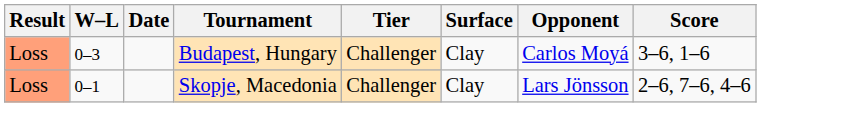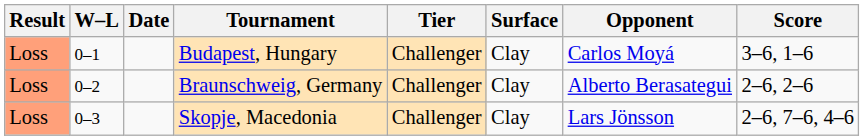(87, 54) 0–3 -> (87, 54) 0–1
+ row: (281, 85)
(87, 86) 0–1 -> (87, 119) 0–3
